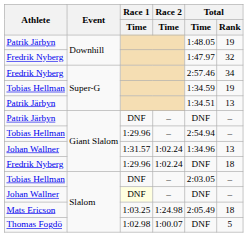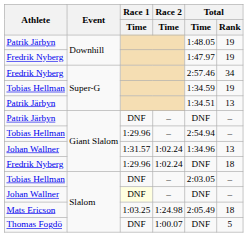(230, 58) 32 -> (230, 58) 19
(136, 225) 1:02.98 -> (136, 225) DNF
